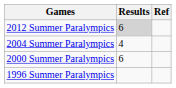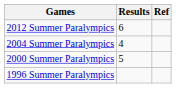(121, 28) lightgrey background -> (121, 28) no background
(121, 59) 6 -> (121, 59) 5
